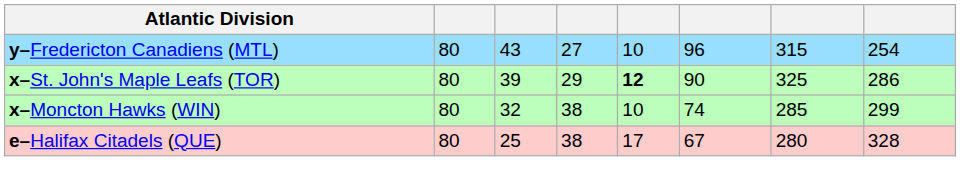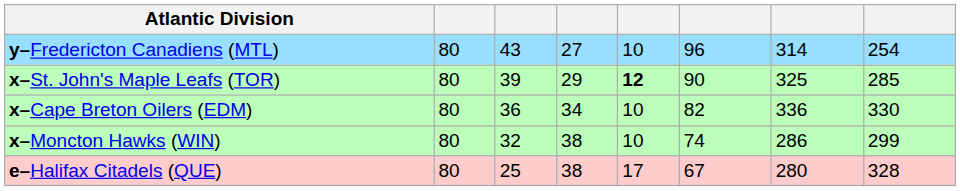(792, 49) 315 -> (792, 49) 314
(884, 79) 286 -> (884, 79) 285
+ row: (131, 110)
(792, 110) 285 -> (792, 140) 286
